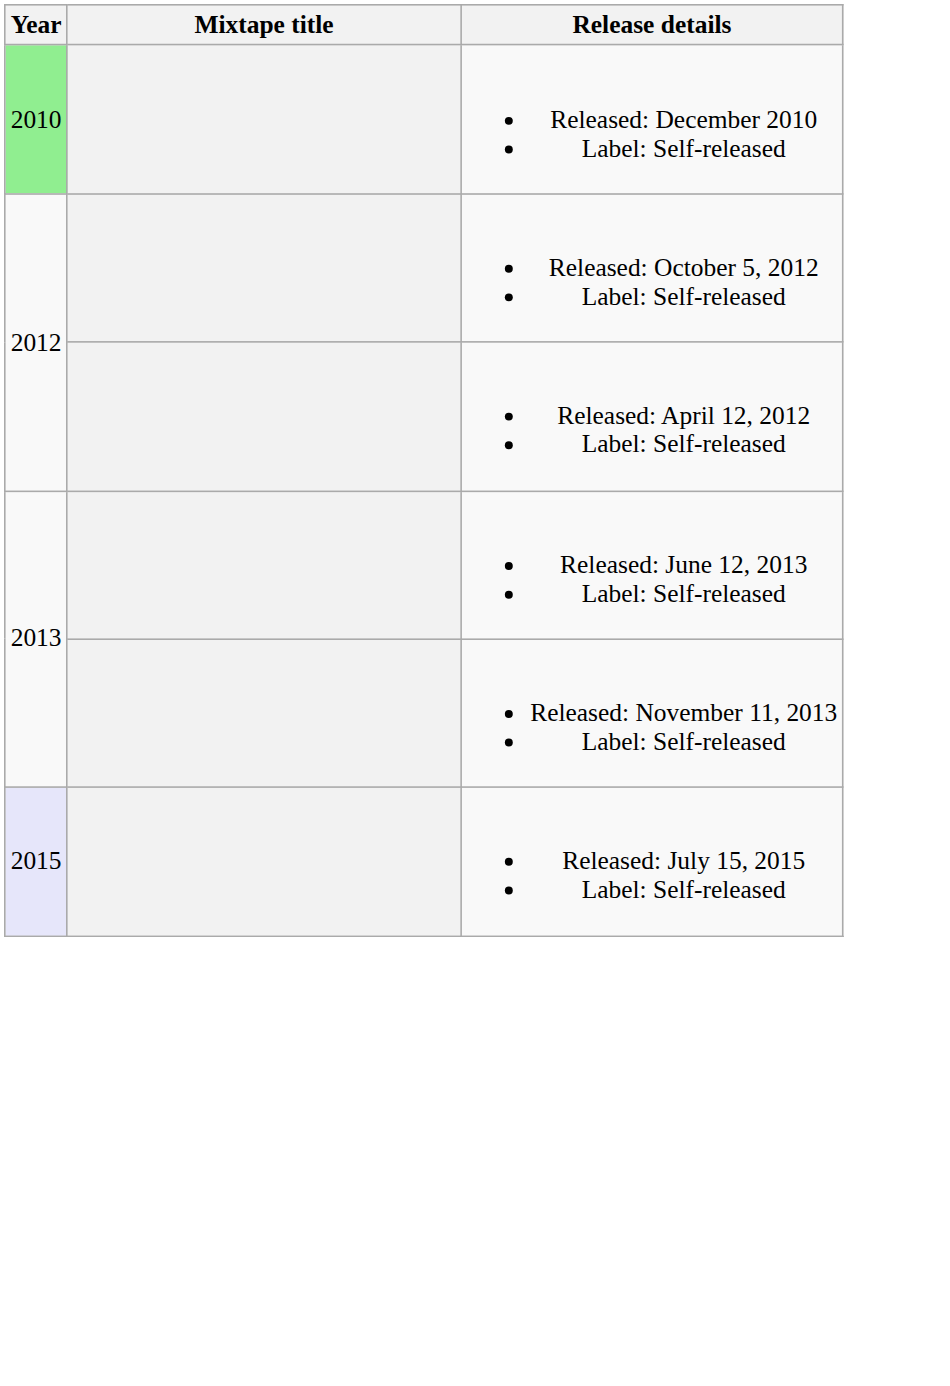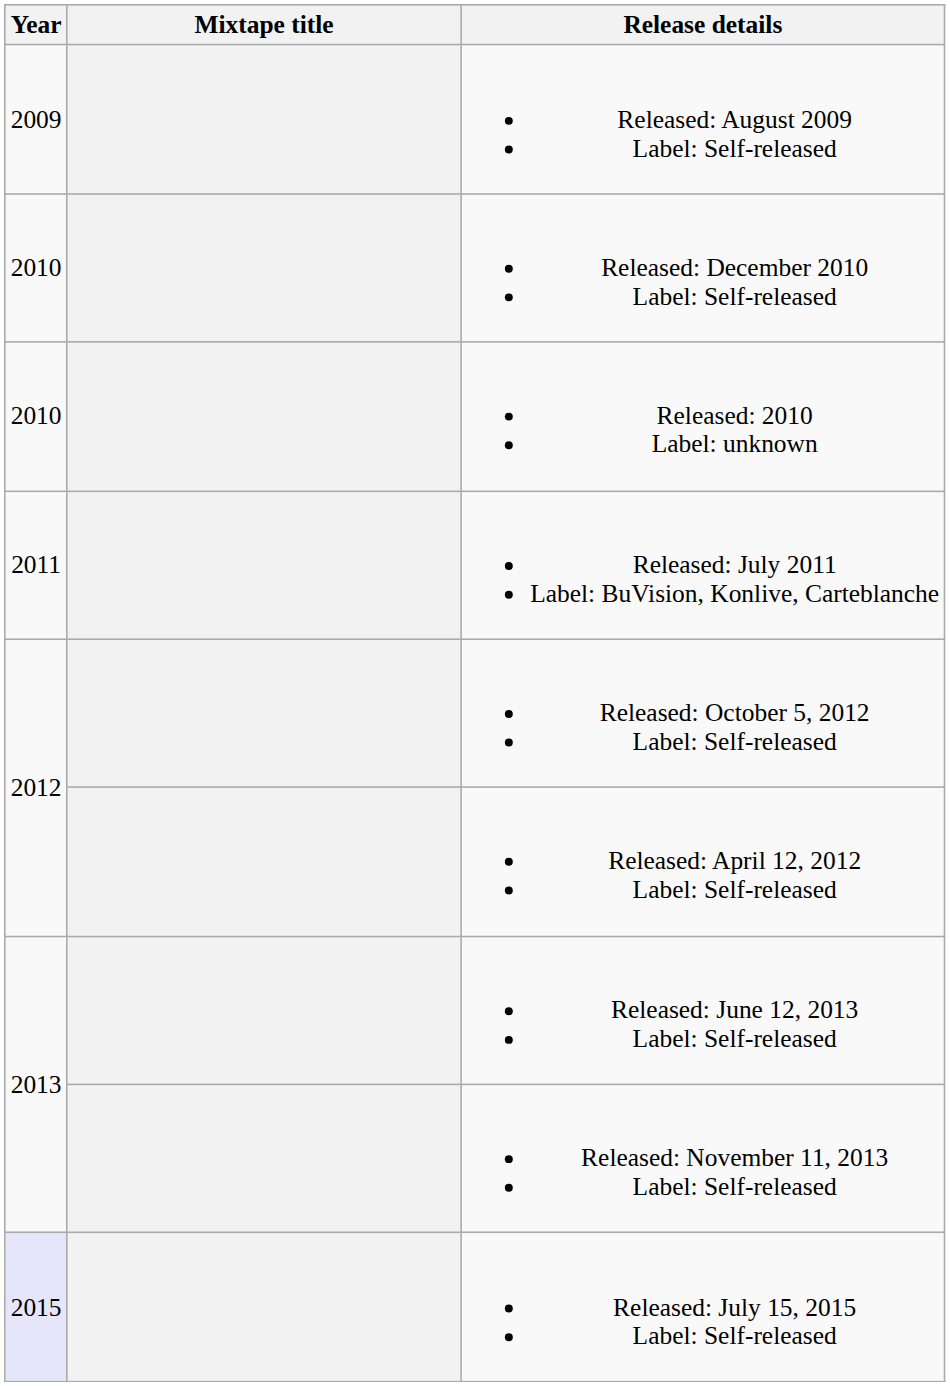+ row: (703, 134)
(36, 119) lightgreen background -> (36, 267) no background
+ row: (703, 431)
+ row: (703, 579)
